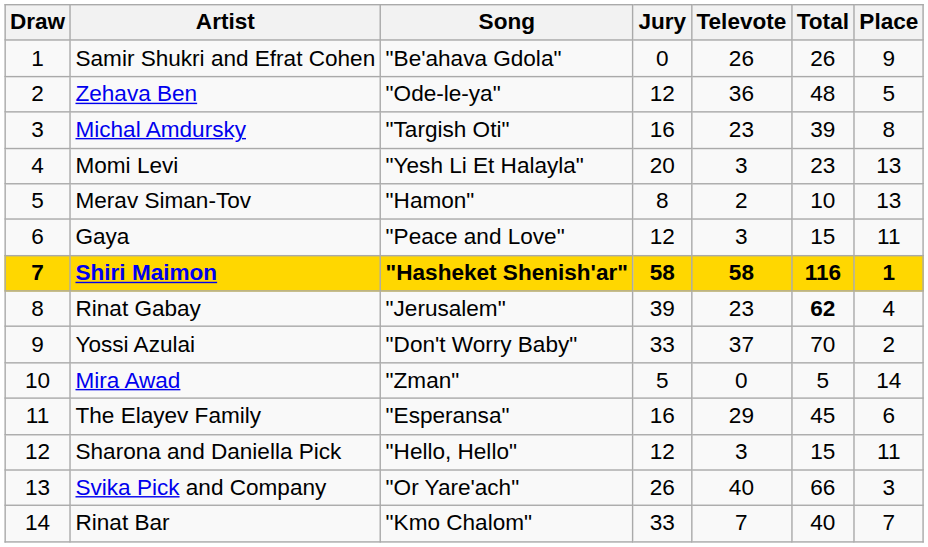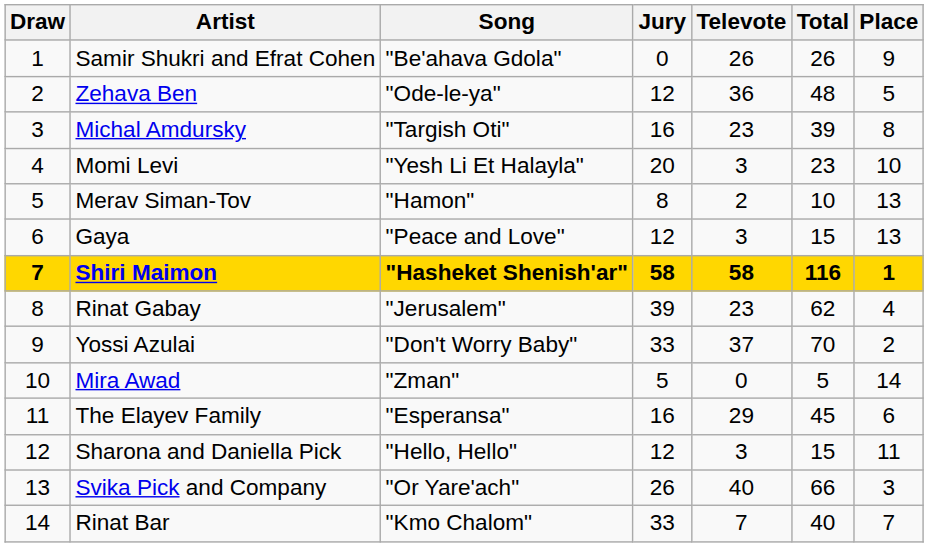(889, 165) 13 -> (889, 165) 10
(889, 237) 11 -> (889, 237) 13
(823, 308) bold -> (823, 308) normal
